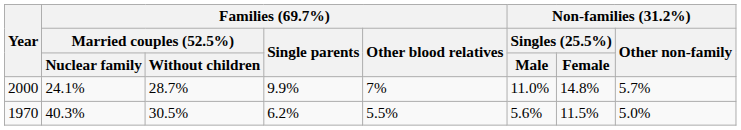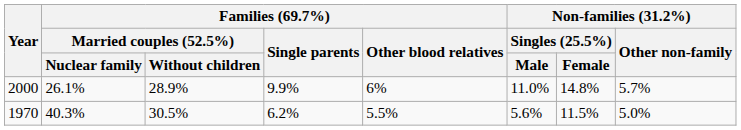(65, 88) 24.1% -> (65, 88) 26.1%
(168, 88) 28.7% -> (168, 88) 28.9%
(376, 88) 7% -> (376, 88) 6%
